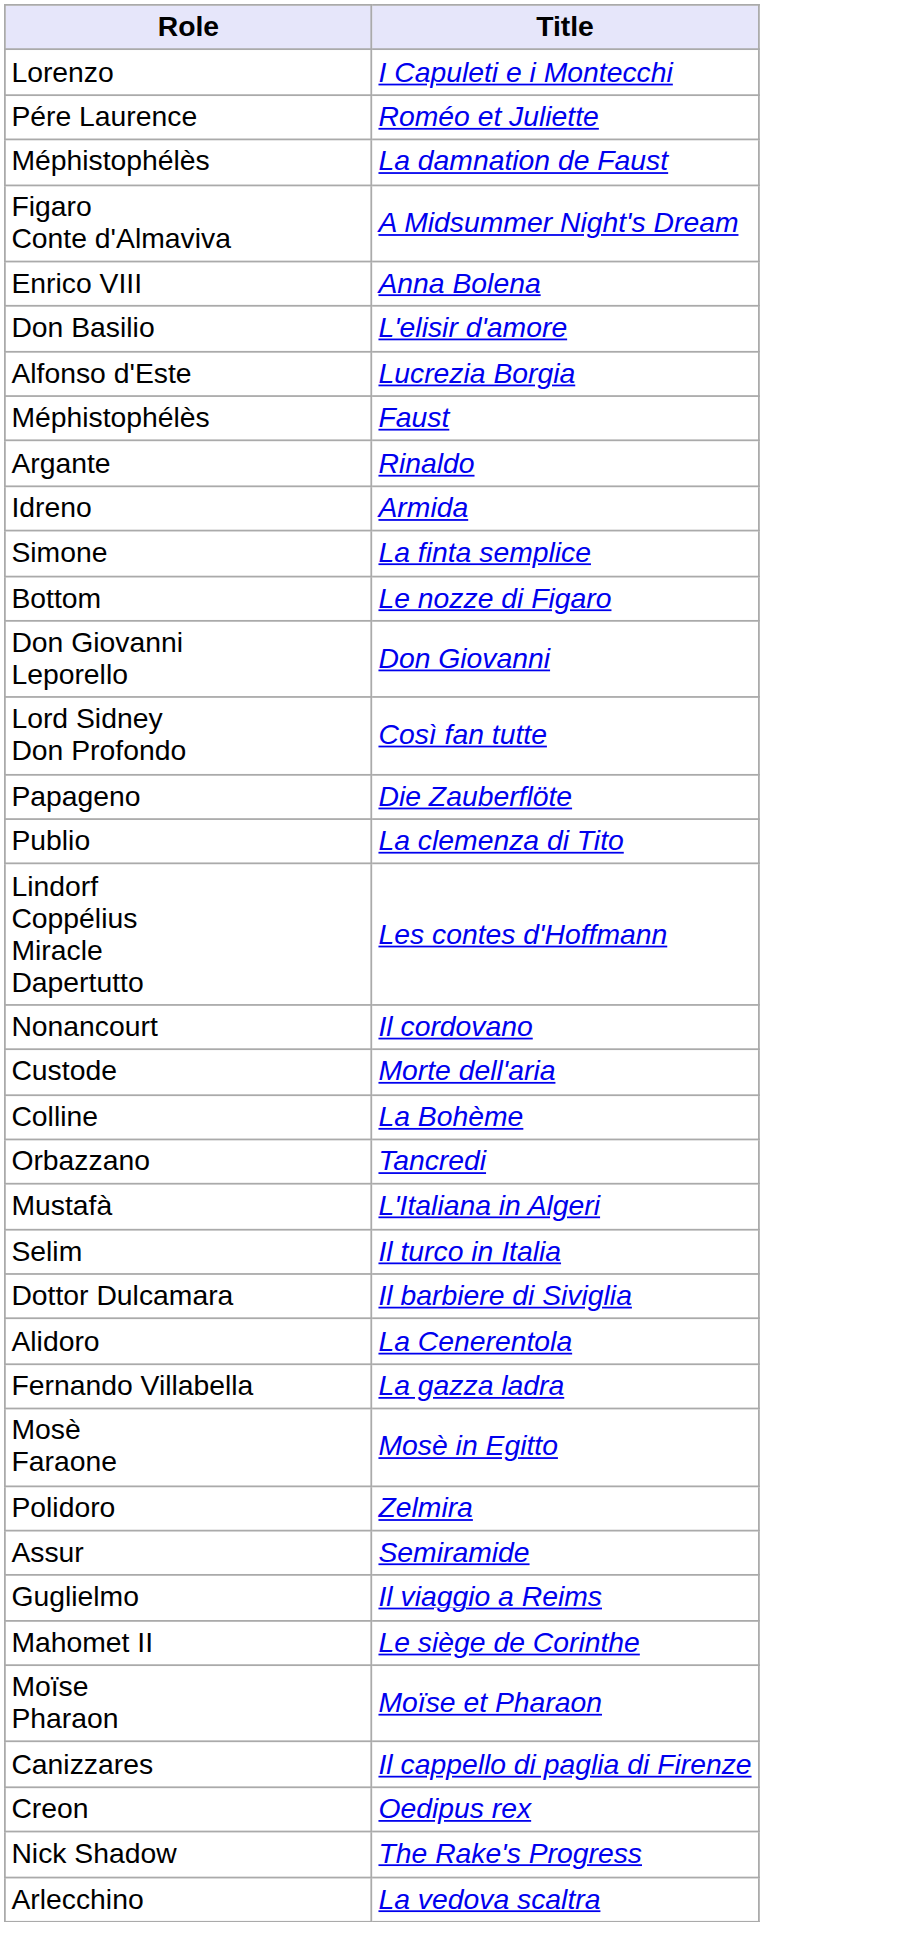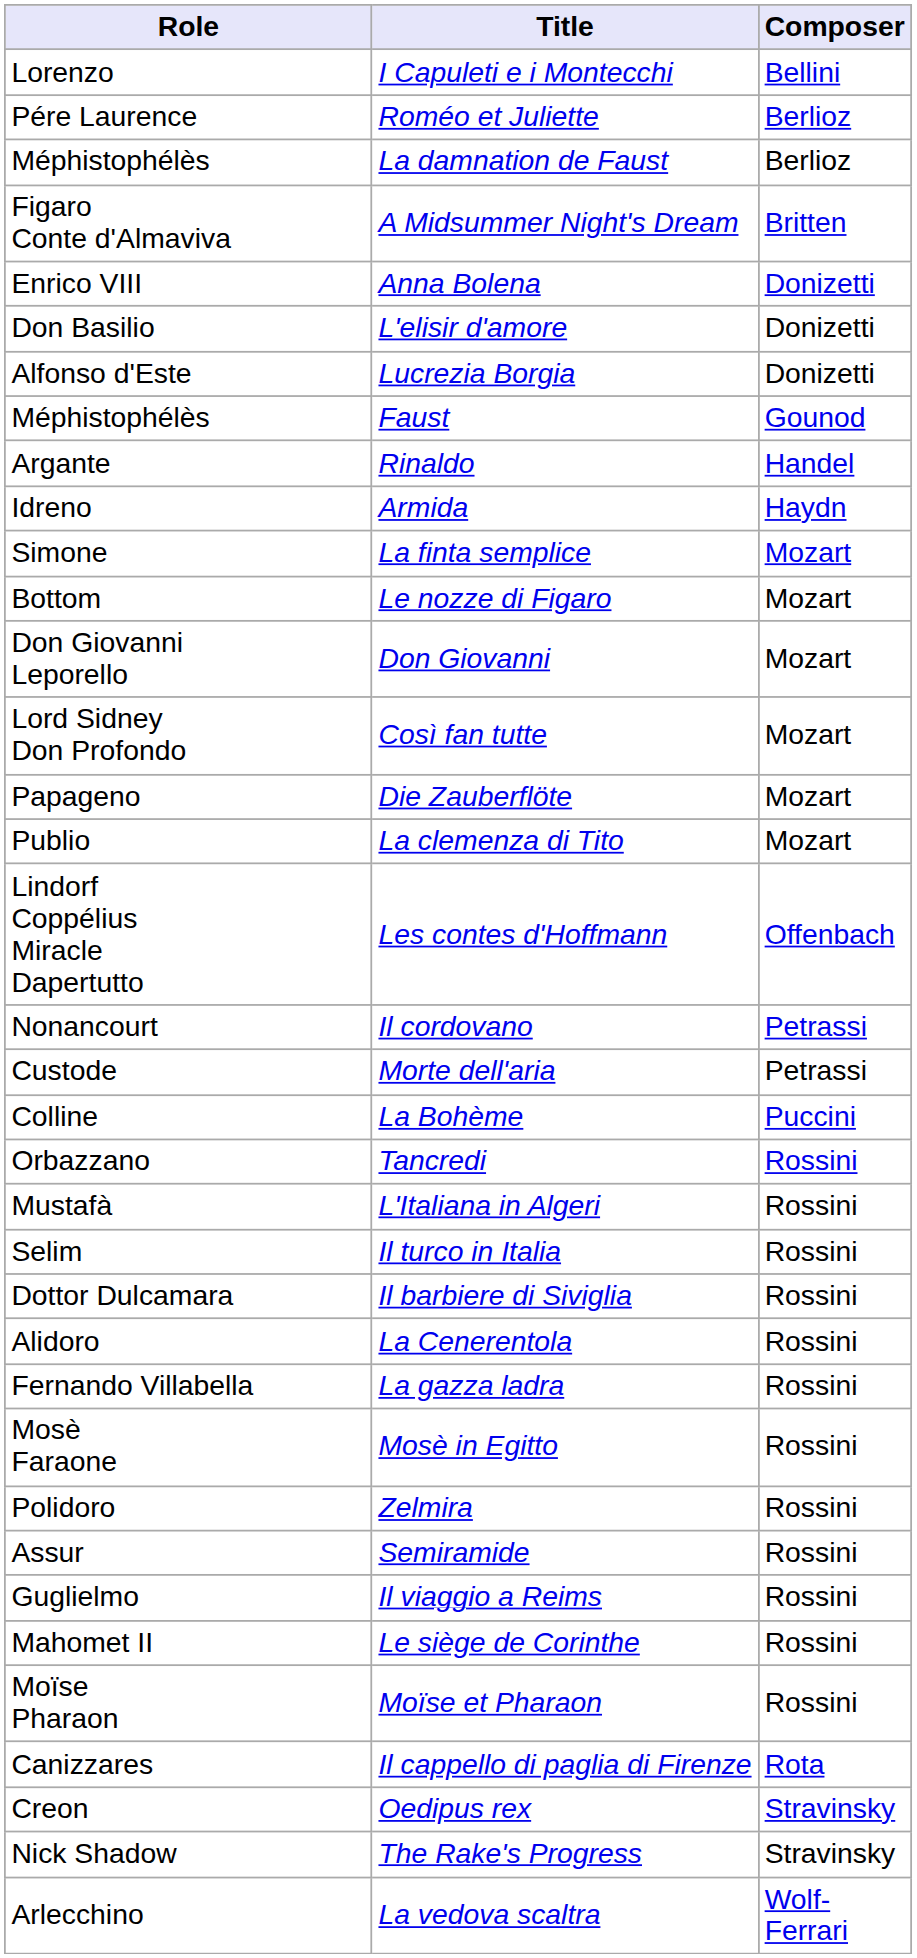+ column: (835, 26)
